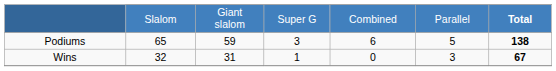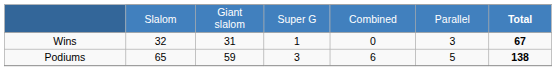rows swapped: (65, 58) <-> (65, 41)
